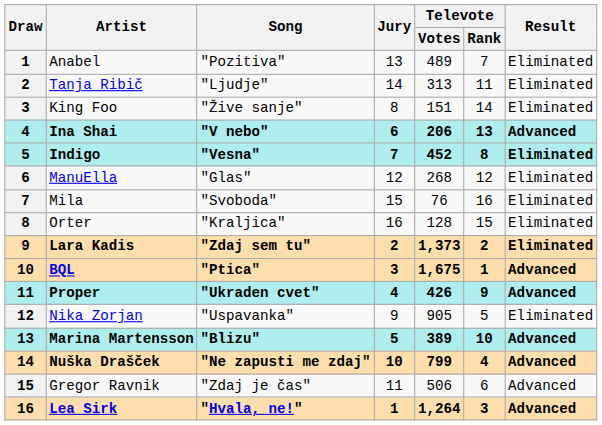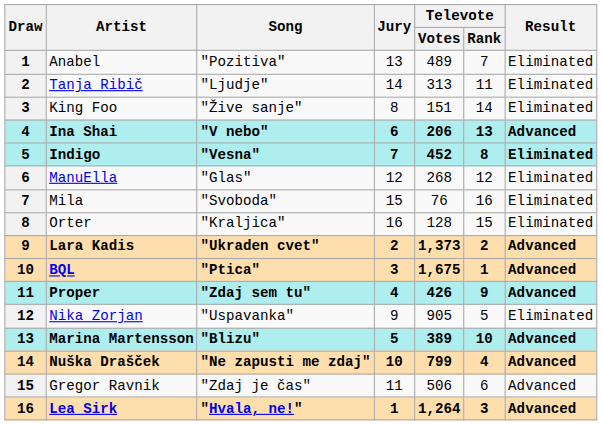(256, 247) "Zdaj sem tu" -> (260, 247) "Ukraden cvet"
(551, 247) Eliminated -> (542, 247) Advanced
(260, 293) "Ukraden cvet" -> (256, 293) "Zdaj sem tu"
